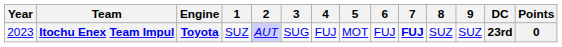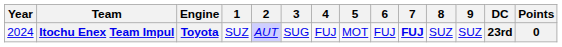(20, 32) 2023 -> (20, 32) 2024
